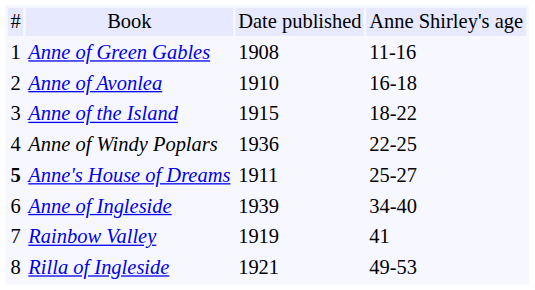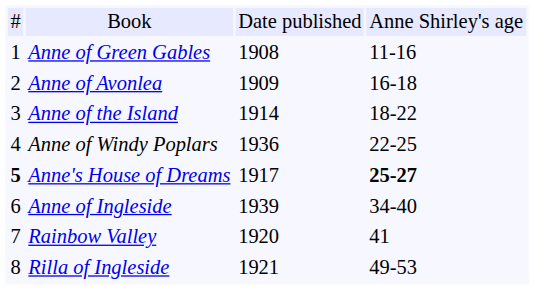(259, 83) 1910 -> (259, 83) 1909
(259, 113) 1915 -> (259, 113) 1914
(258, 175) 1911 -> (259, 175) 1917
(393, 175) normal -> (393, 175) bold
(259, 236) 1919 -> (259, 236) 1920
